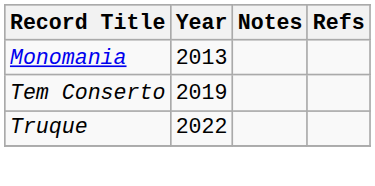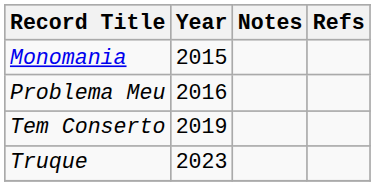(202, 58) 2013 -> (202, 58) 2015
+ row: (88, 93)
(202, 128) 2022 -> (202, 163) 2023
